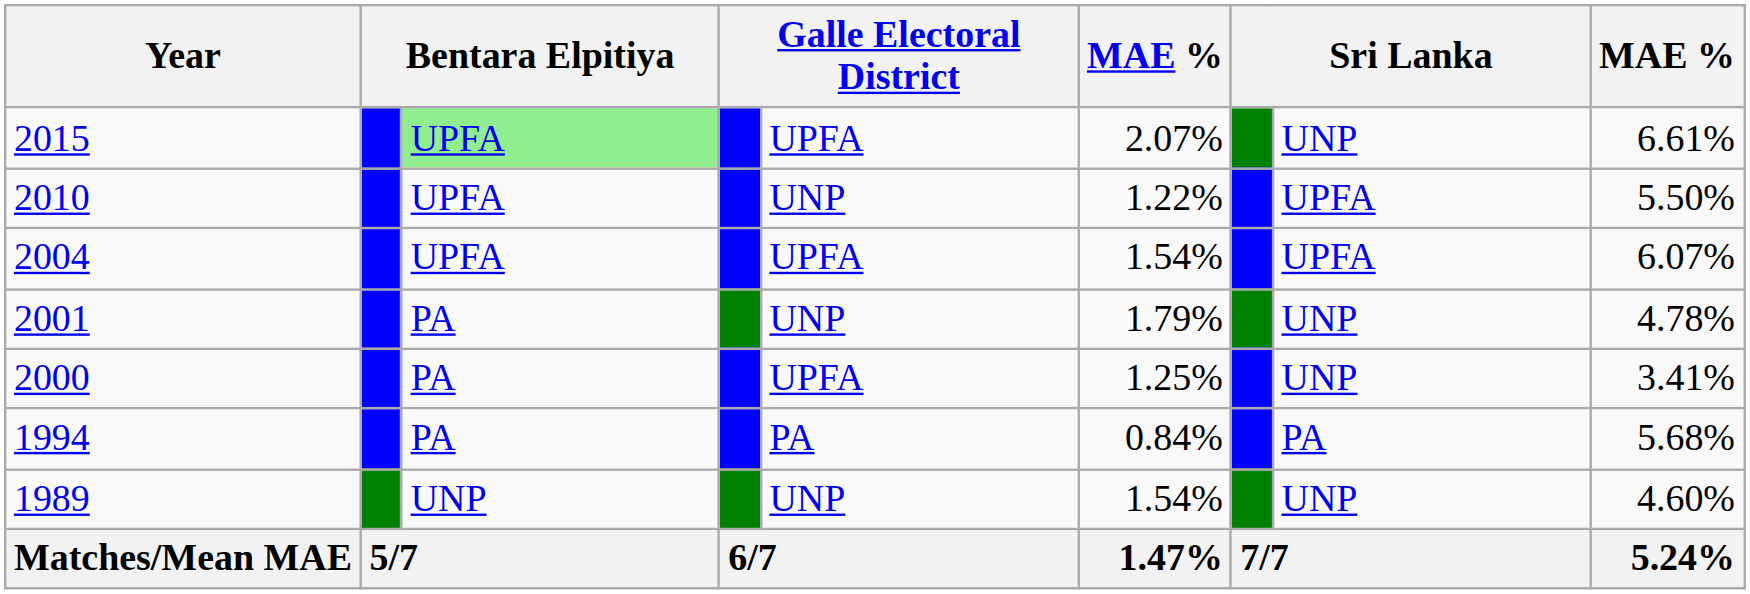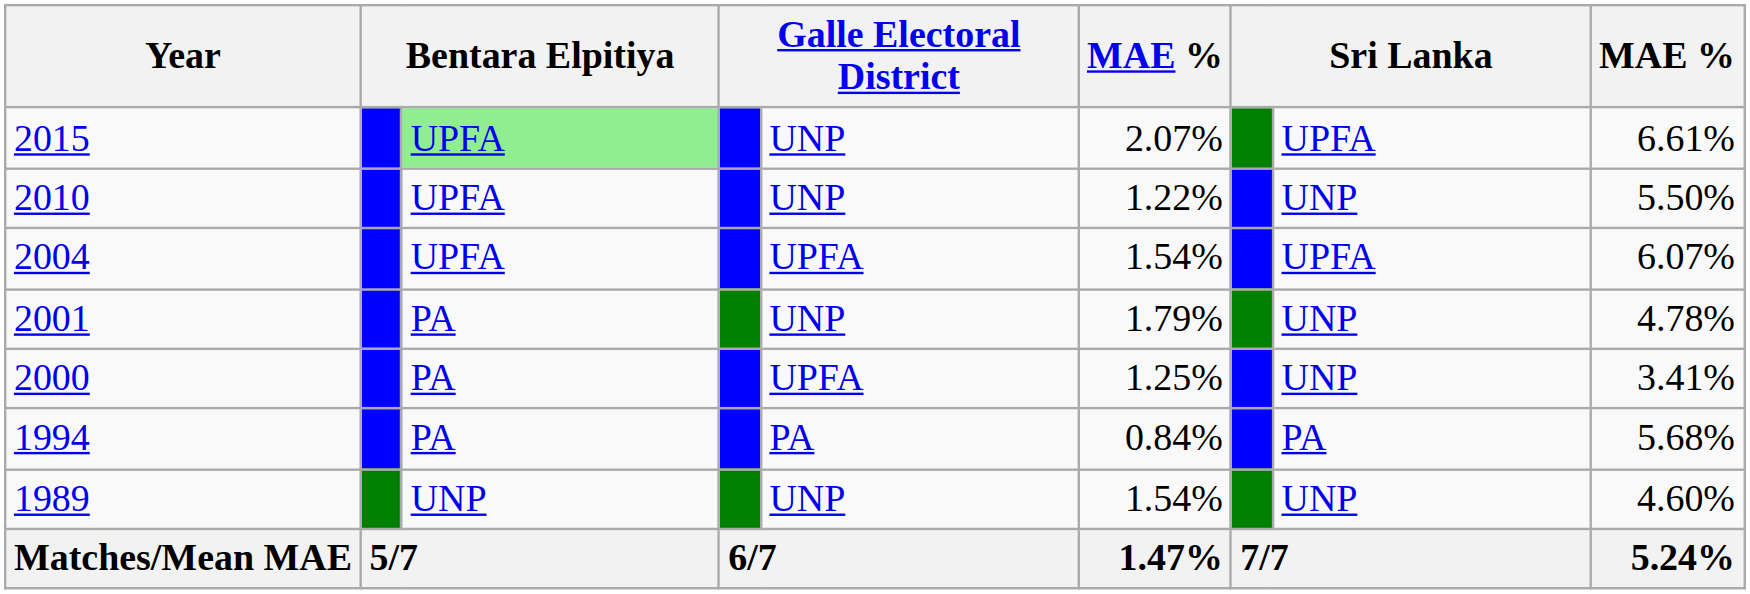(816, 137) UPFA -> (807, 137) UNP
(1319, 137) UNP -> (1329, 137) UPFA
(1329, 197) UPFA -> (1319, 197) UNP
